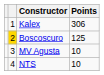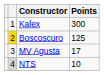(78, 24) 306 -> (78, 24) 300
(76, 50) 10 -> (76, 50) 17
(13, 64) no background -> (13, 64) lightgrey background
